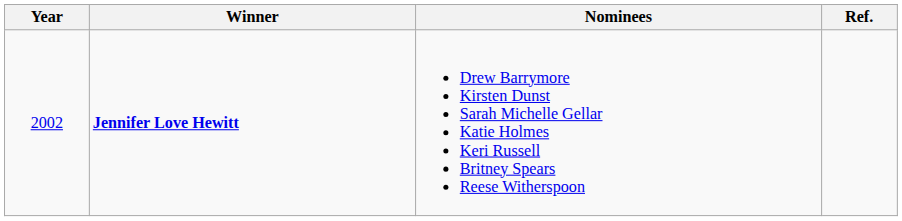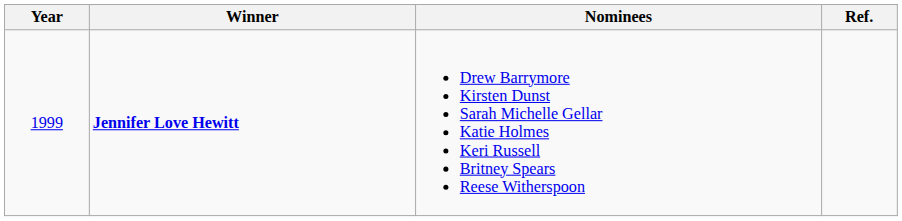(47, 122) 2002 -> (47, 122) 1999
